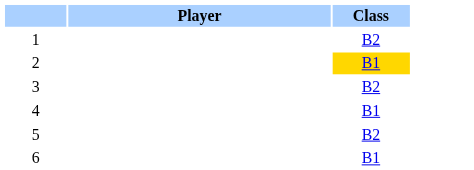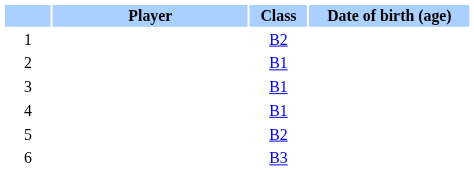+ column: (389, 15)
(371, 63) gold background -> (278, 63) no background
(371, 87) B2 -> (278, 87) B1
(371, 158) B1 -> (278, 158) B3
